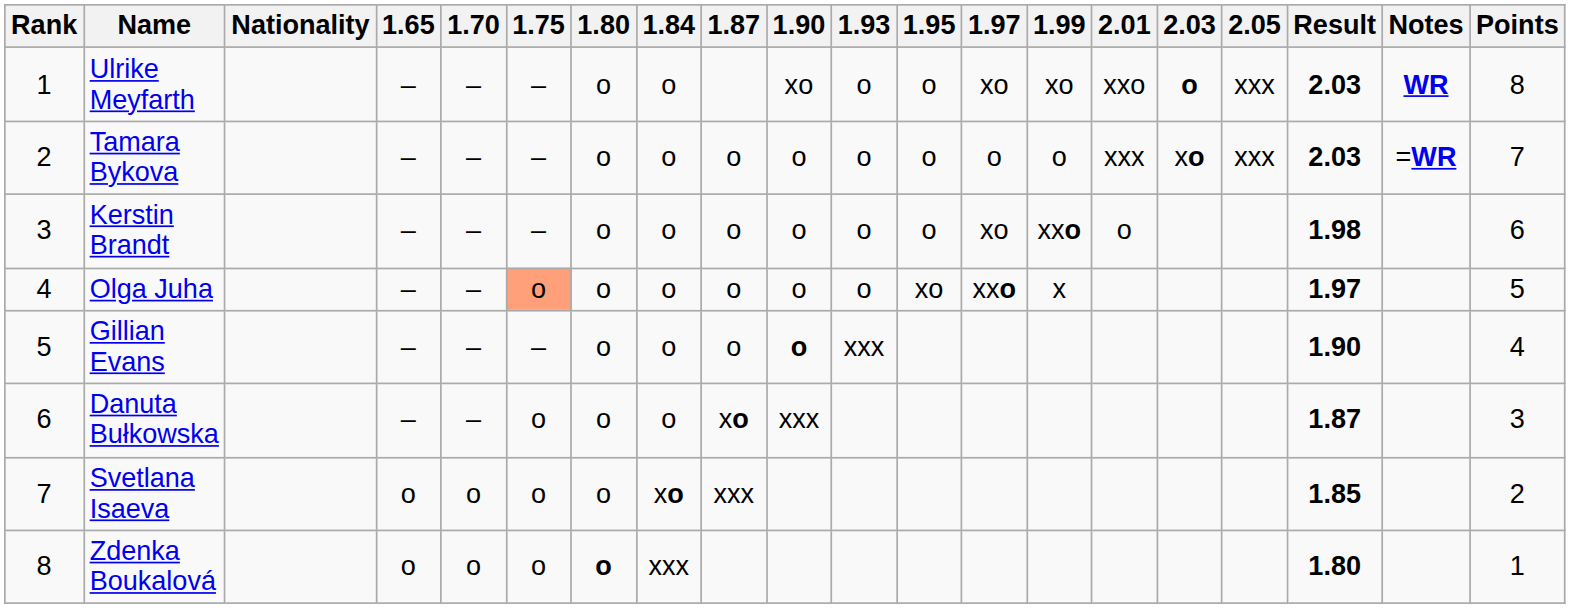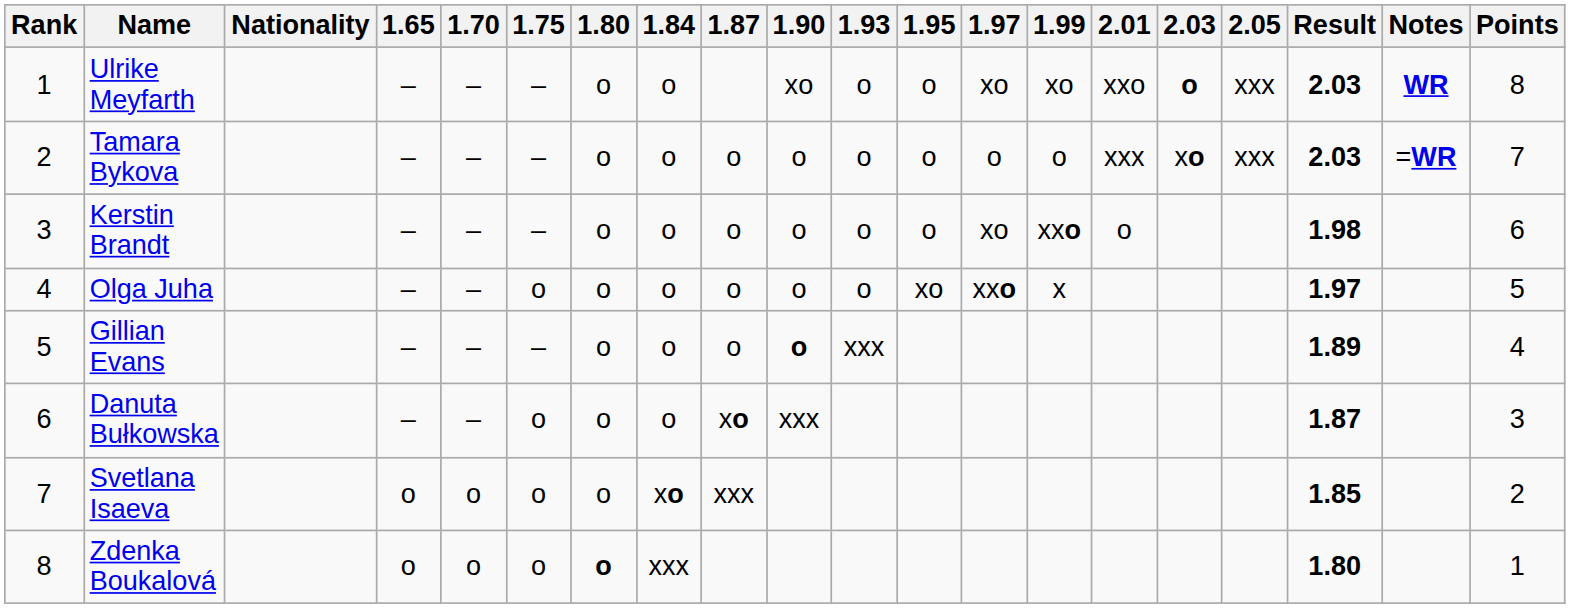(539, 288) lightsalmon background -> (539, 288) no background
(1335, 346) 1.90 -> (1335, 346) 1.89
